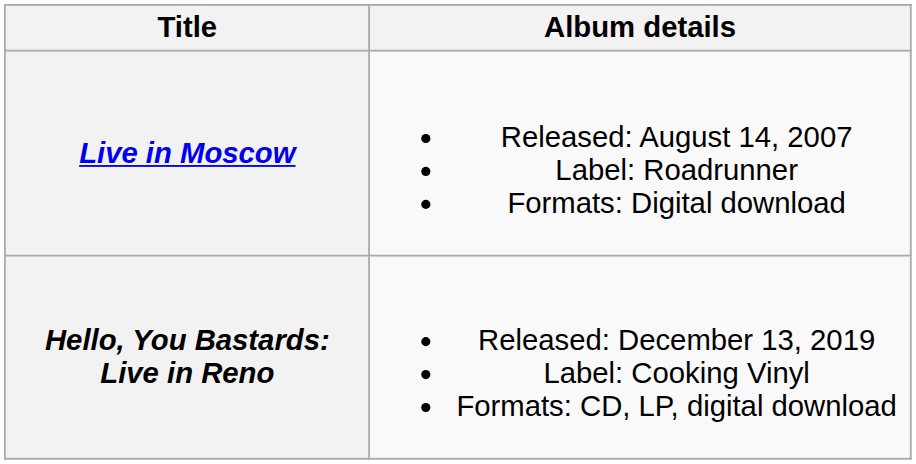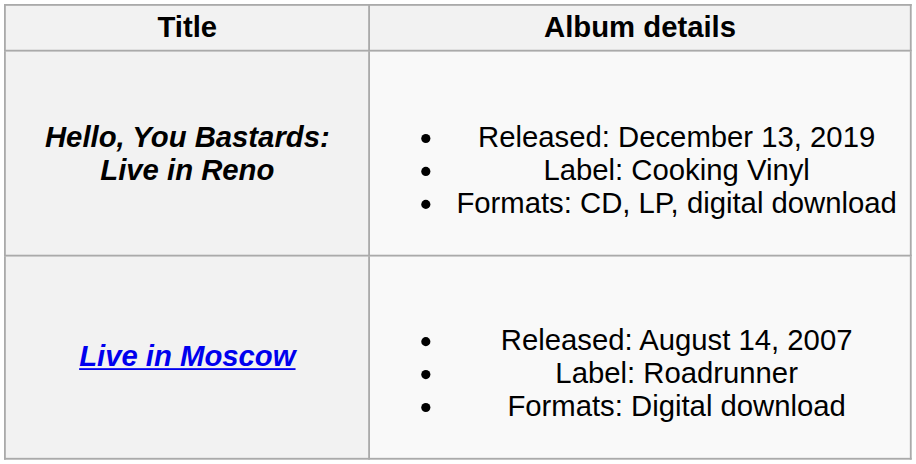rows swapped: (187, 152) <-> (187, 356)
